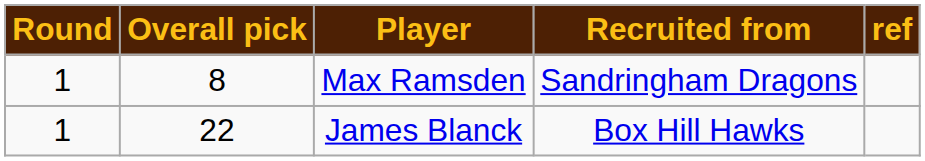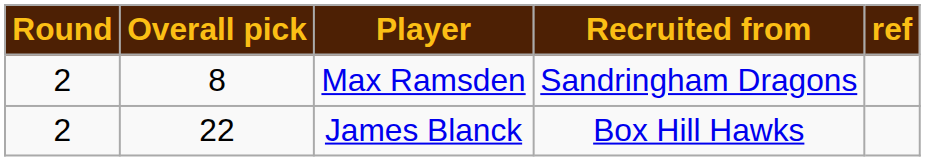(62, 79) 1 -> (62, 79) 2
(62, 130) 1 -> (62, 130) 2
